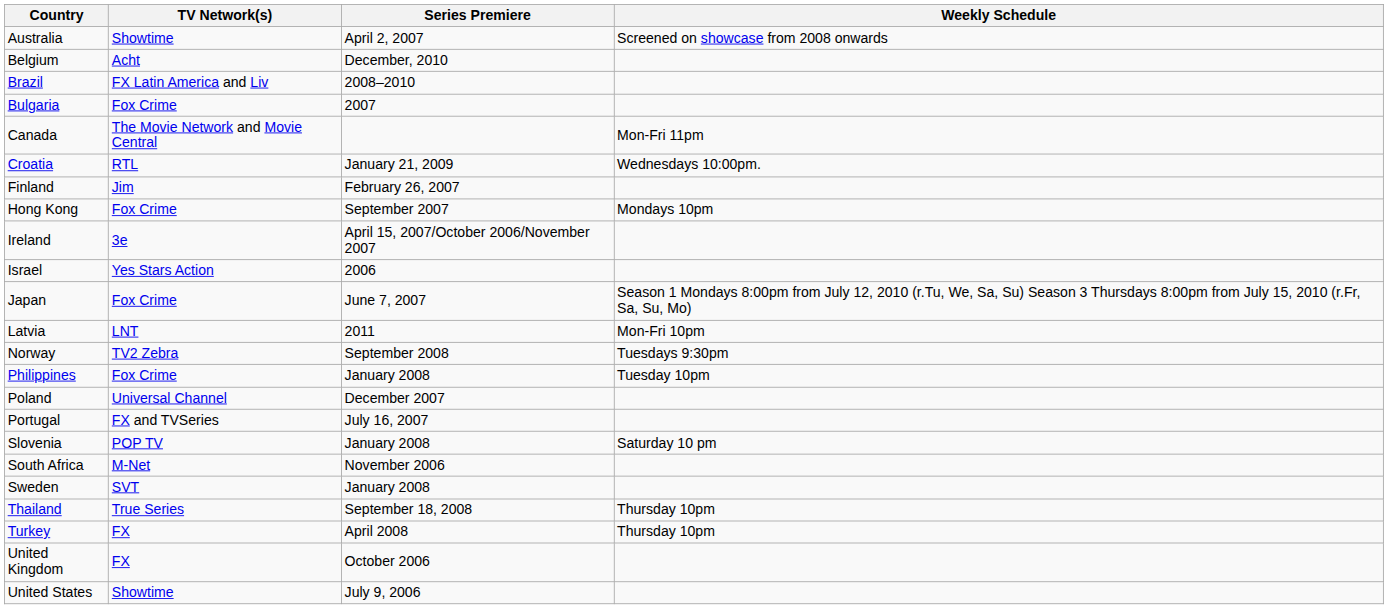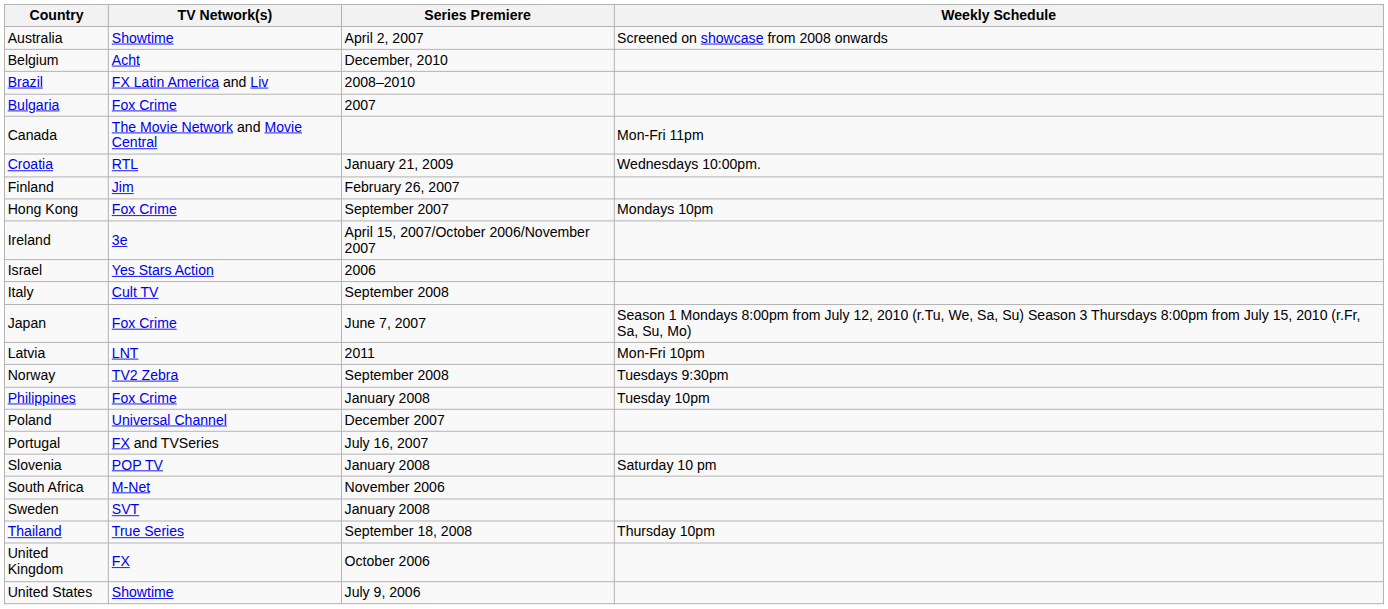+ row: (21, 292)
- row: (29, 532)
